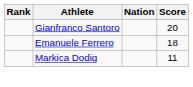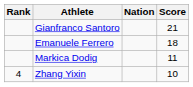(172, 27) 20 -> (172, 27) 21
+ row: (60, 74)
